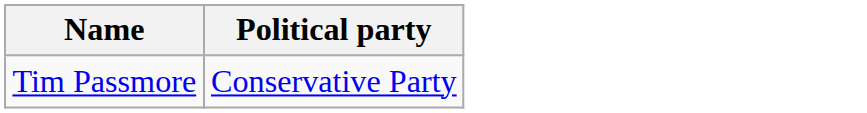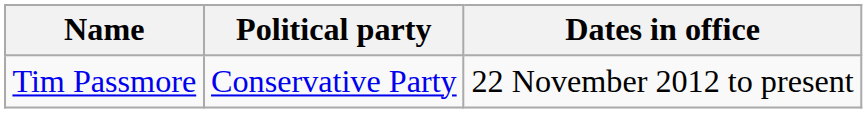+ column: (663, 30)
